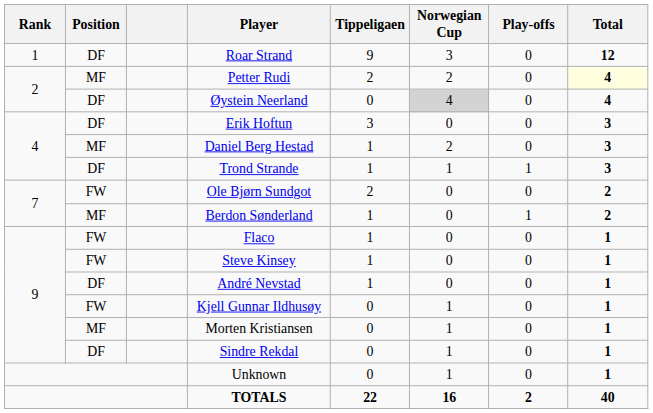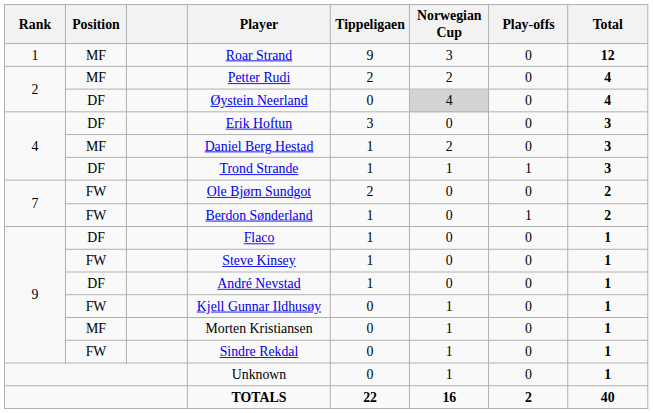(96, 55) DF -> (96, 55) MF
(608, 78) lightyellow background -> (608, 78) no background
(96, 214) MF -> (96, 214) FW
(96, 237) FW -> (96, 237) DF
(96, 351) DF -> (96, 351) FW
